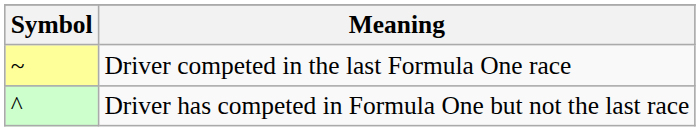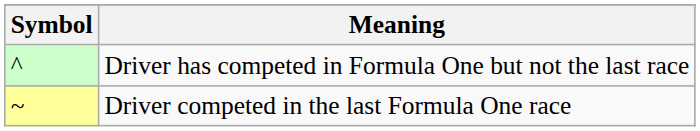rows swapped: (338, 65) <-> (397, 105)
